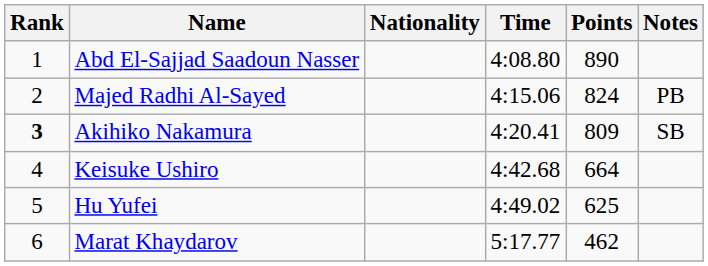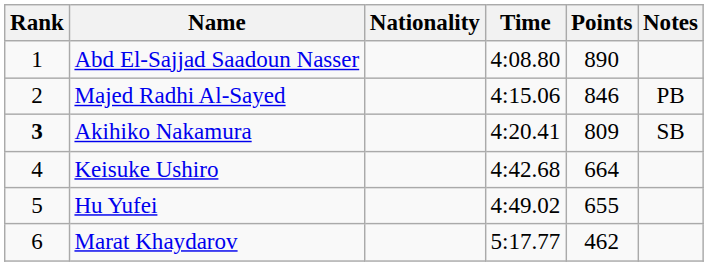(602, 95) 824 -> (602, 95) 846
(602, 205) 625 -> (602, 205) 655
